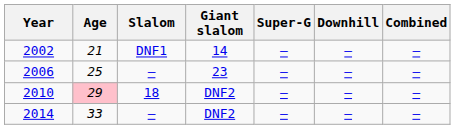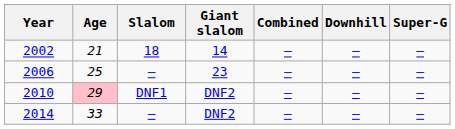columns swapped: (284, 22) <-> (416, 22)
(152, 51) DNF1 -> (152, 51) 18
(152, 93) 18 -> (152, 93) DNF1
